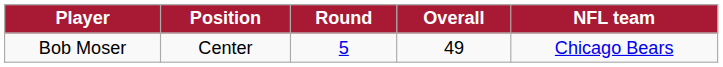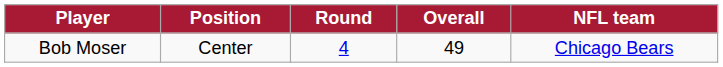(344, 47) 5 -> (344, 47) 4
